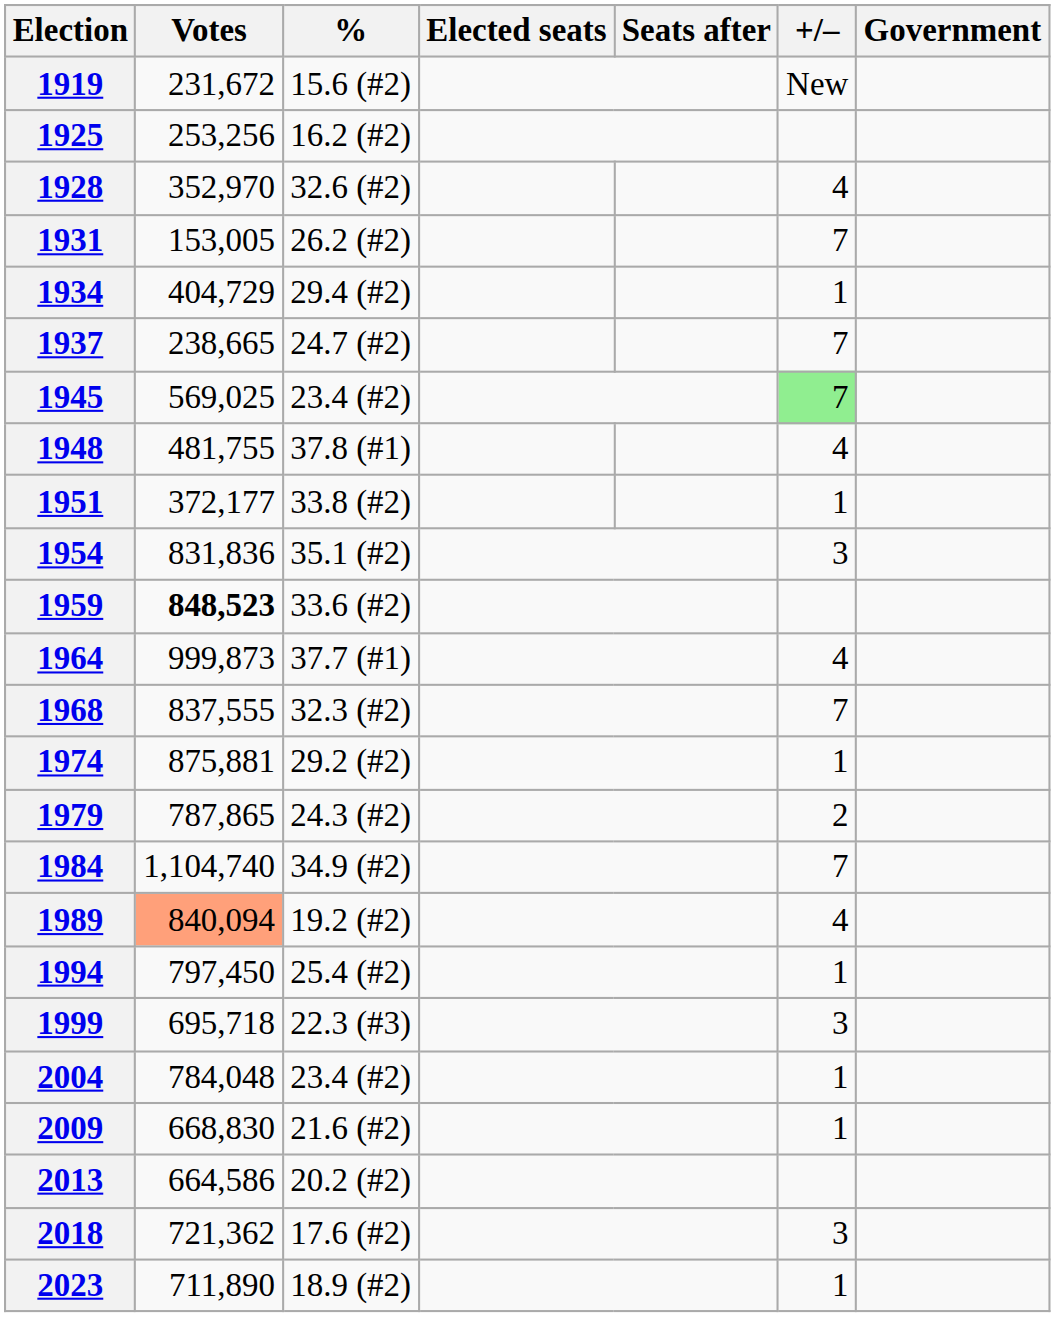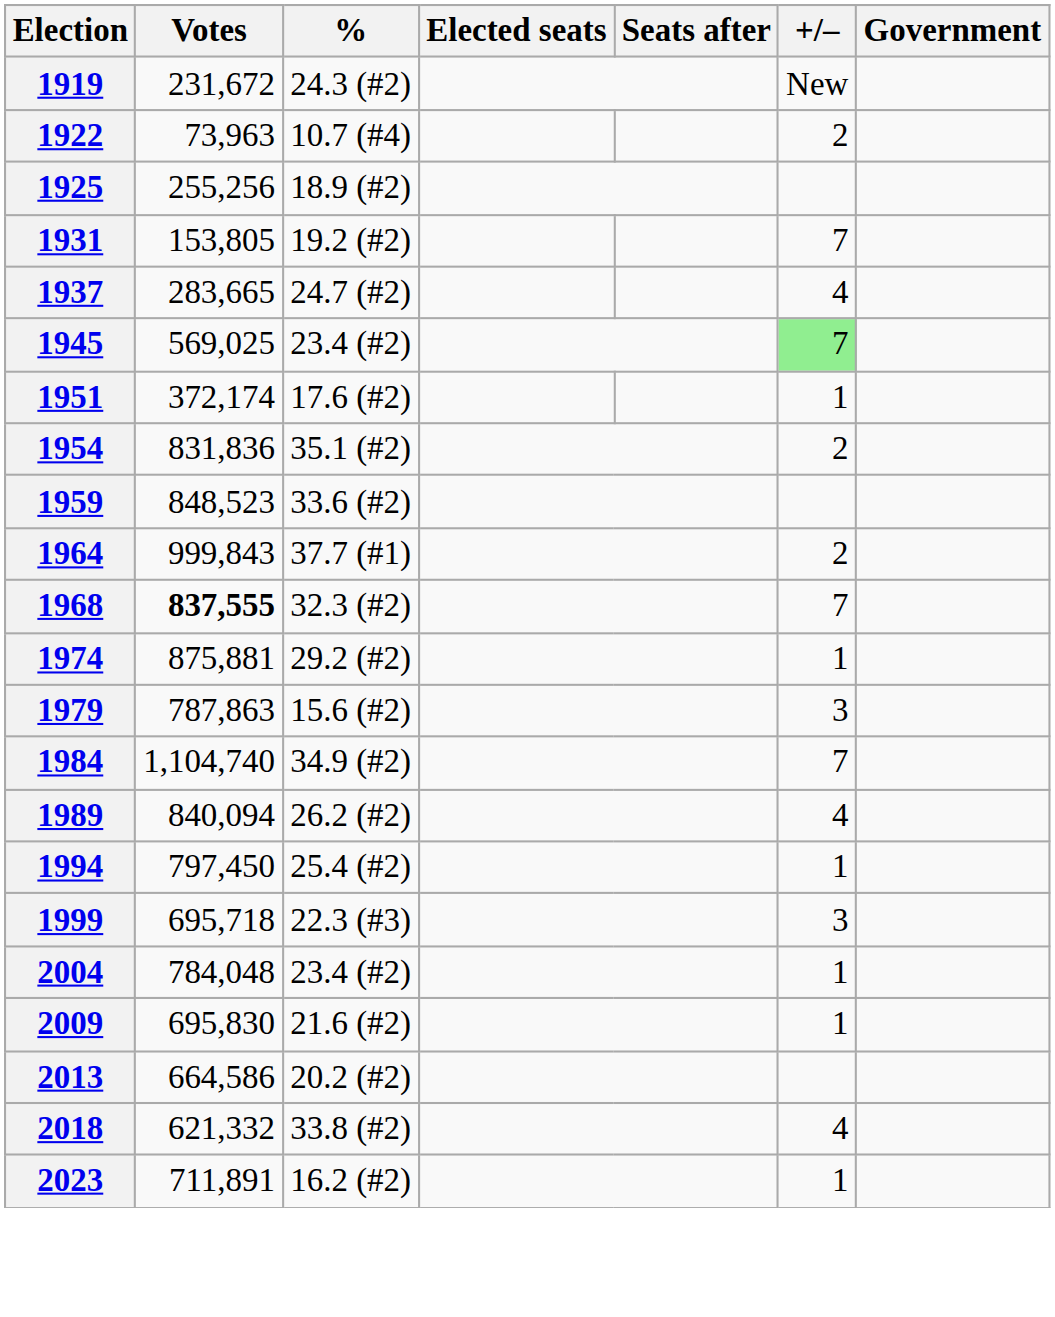(351, 82) 15.6 (#2) -> (351, 82) 24.3 (#2)
+ row: (70, 135)
(221, 135) 253,256 -> (221, 187) 255,256
(351, 135) 16.2 (#2) -> (351, 187) 18.9 (#2)
- row: (70, 187)
(221, 239) 153,005 -> (221, 239) 153,805
(351, 239) 26.2 (#2) -> (351, 239) 19.2 (#2)
- row: (70, 291)
(221, 344) 238,665 -> (221, 291) 283,665
(840, 344) 7 -> (840, 291) 4
- row: (70, 448)
(221, 501) 372,177 -> (221, 396) 372,174
(351, 501) 33.8 (#2) -> (351, 396) 17.6 (#2)
(840, 553) 3 -> (840, 448) 2
(221, 605) bold -> (221, 501) normal
(221, 657) 999,873 -> (221, 553) 999,843
(840, 657) 4 -> (840, 553) 2
(221, 710) normal -> (221, 605) bold
(221, 814) 787,865 -> (221, 710) 787,863
(351, 814) 24.3 (#2) -> (351, 710) 15.6 (#2)
(840, 814) 2 -> (840, 710) 3
(221, 919) lightsalmon background -> (221, 814) no background
(351, 919) 19.2 (#2) -> (351, 814) 26.2 (#2)
(221, 1128) 668,830 -> (221, 1023) 695,830
(221, 1232) 721,362 -> (221, 1128) 621,332
(351, 1232) 17.6 (#2) -> (351, 1128) 33.8 (#2)
(840, 1232) 3 -> (840, 1128) 4
(222, 1285) 711,890 -> (222, 1180) 711,891
(351, 1285) 18.9 (#2) -> (351, 1180) 16.2 (#2)
